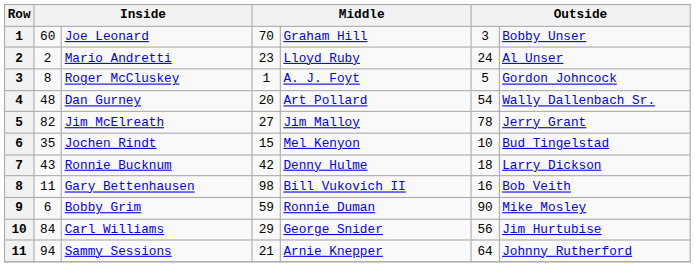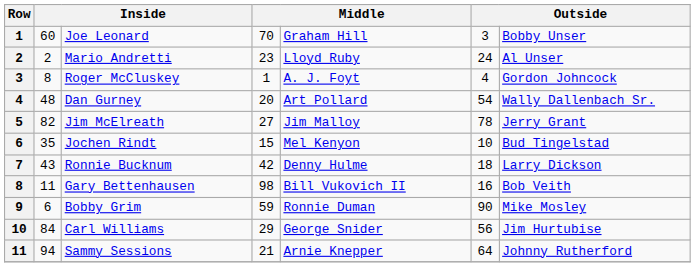(485, 79) 5 -> (485, 79) 4
